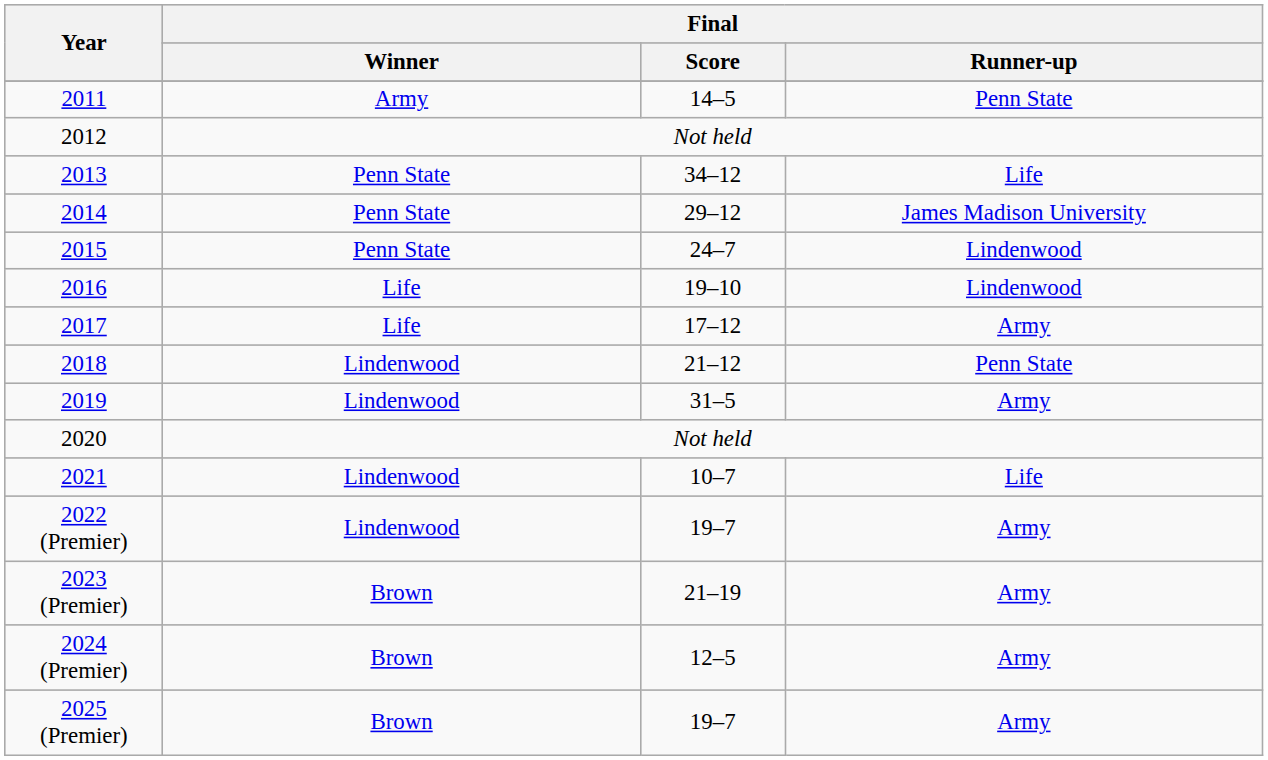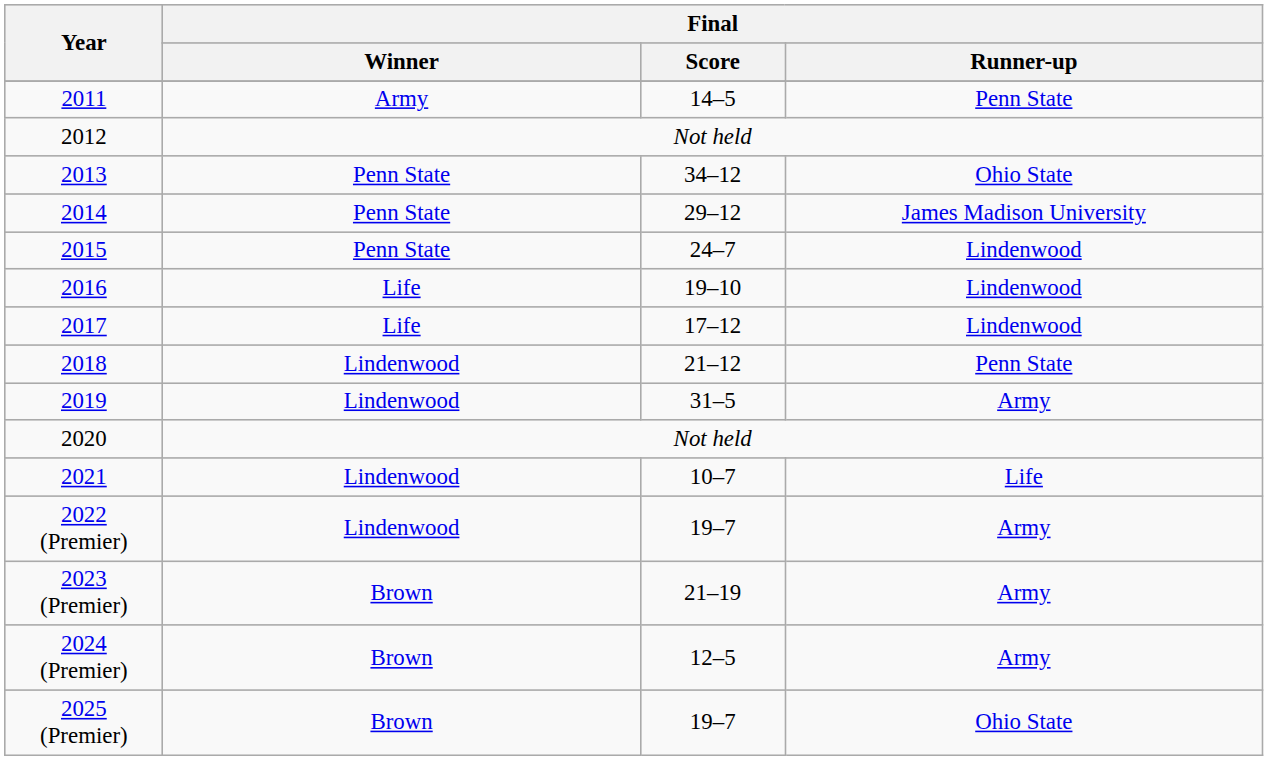(1024, 174) Life -> (1024, 174) Ohio State
(1024, 325) Army -> (1024, 325) Lindenwood
(1024, 722) Army -> (1024, 722) Ohio State
